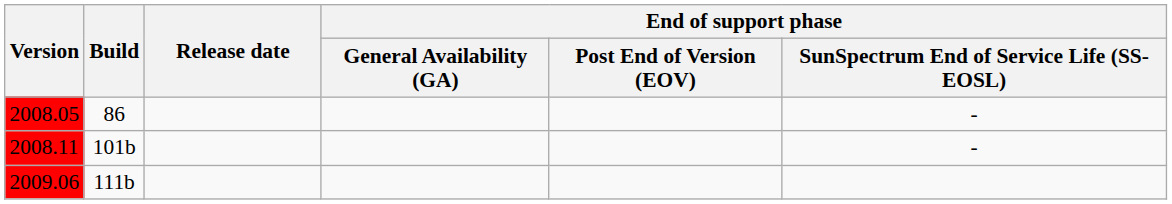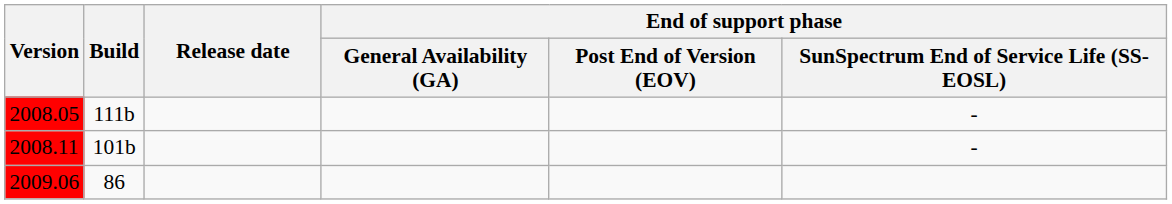(114, 113) 86 -> (114, 113) 111b
(114, 181) 111b -> (114, 181) 86
